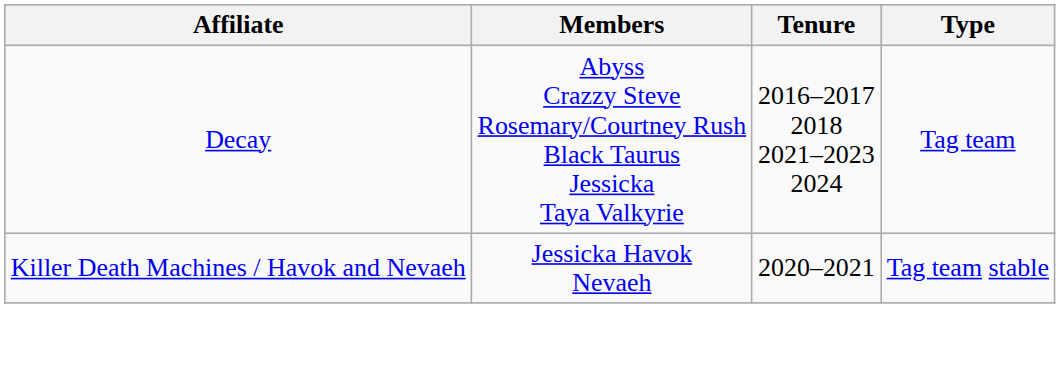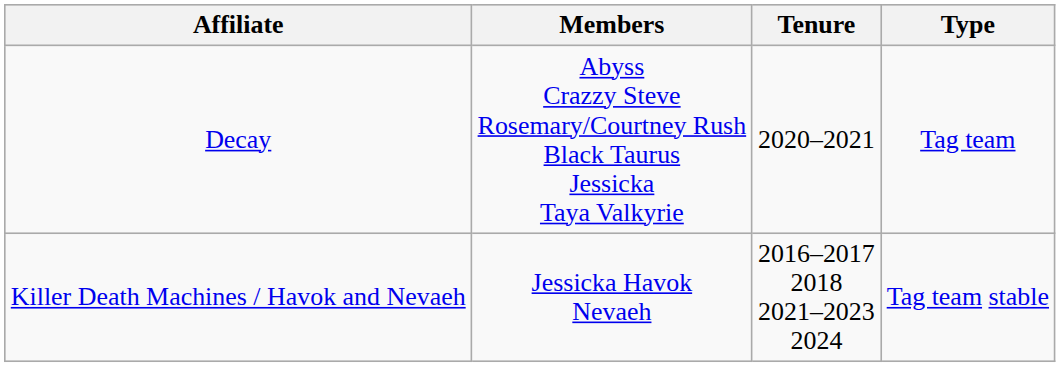(816, 139) 2016–2017 2018 2021–2023 2024 -> (816, 139) 2020–2021
(816, 267) 2020–2021 -> (816, 296) 2016–2017 2018 2021–2023 2024
